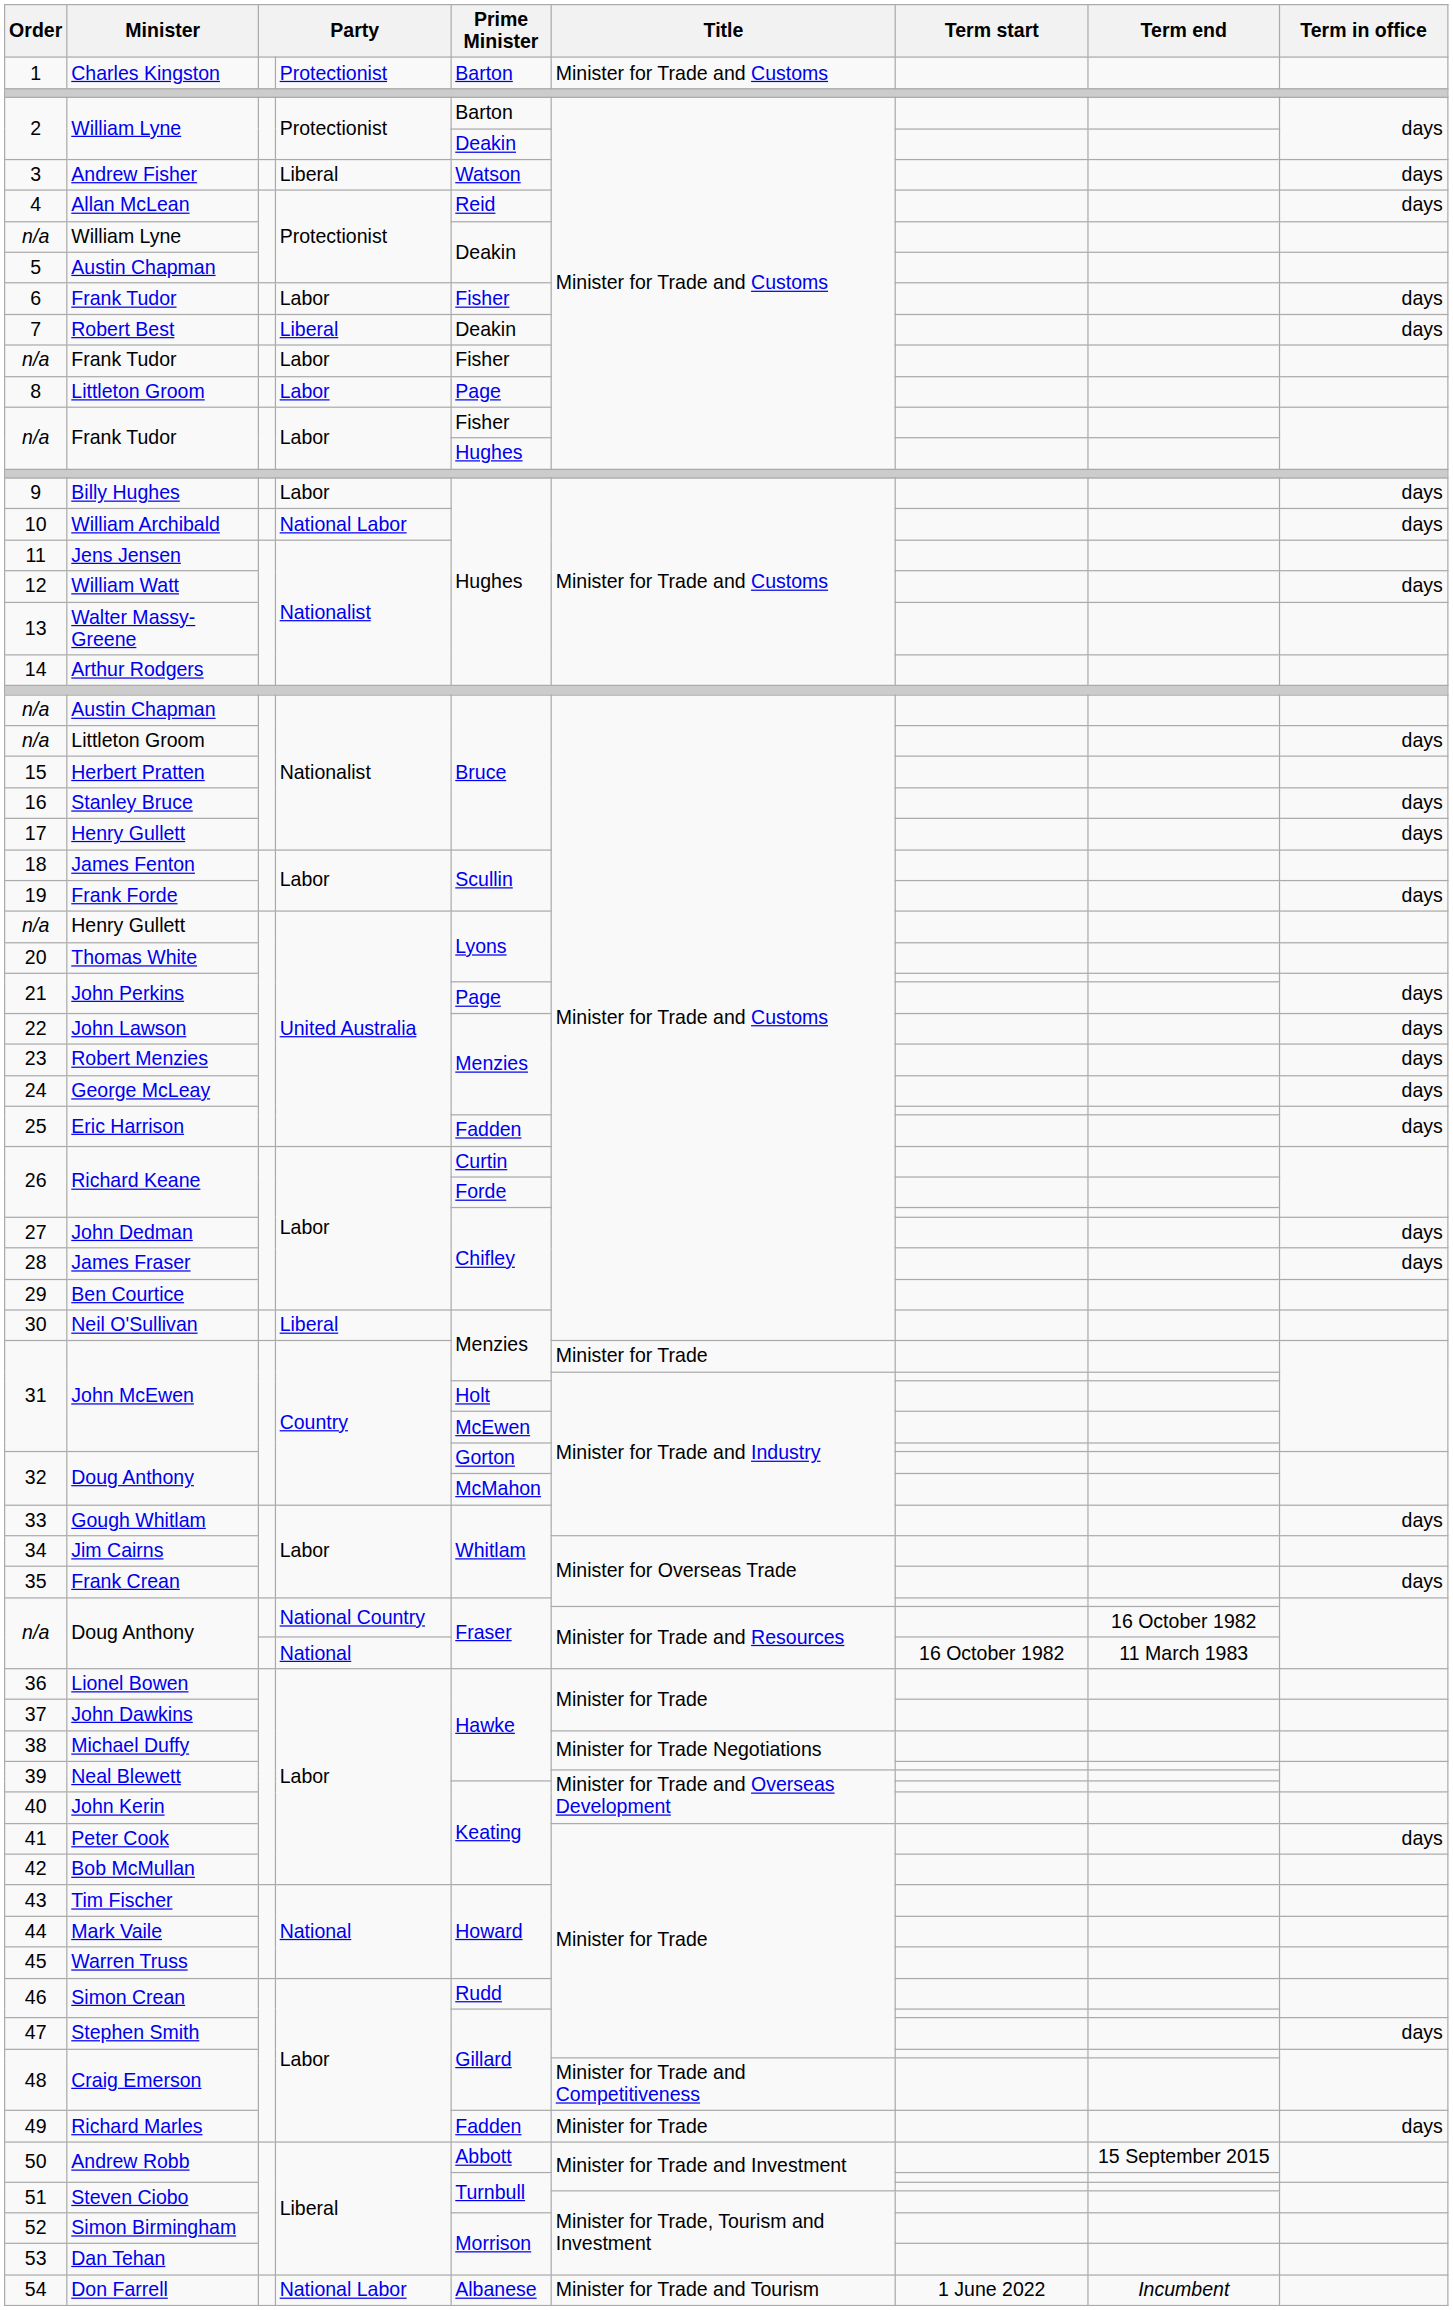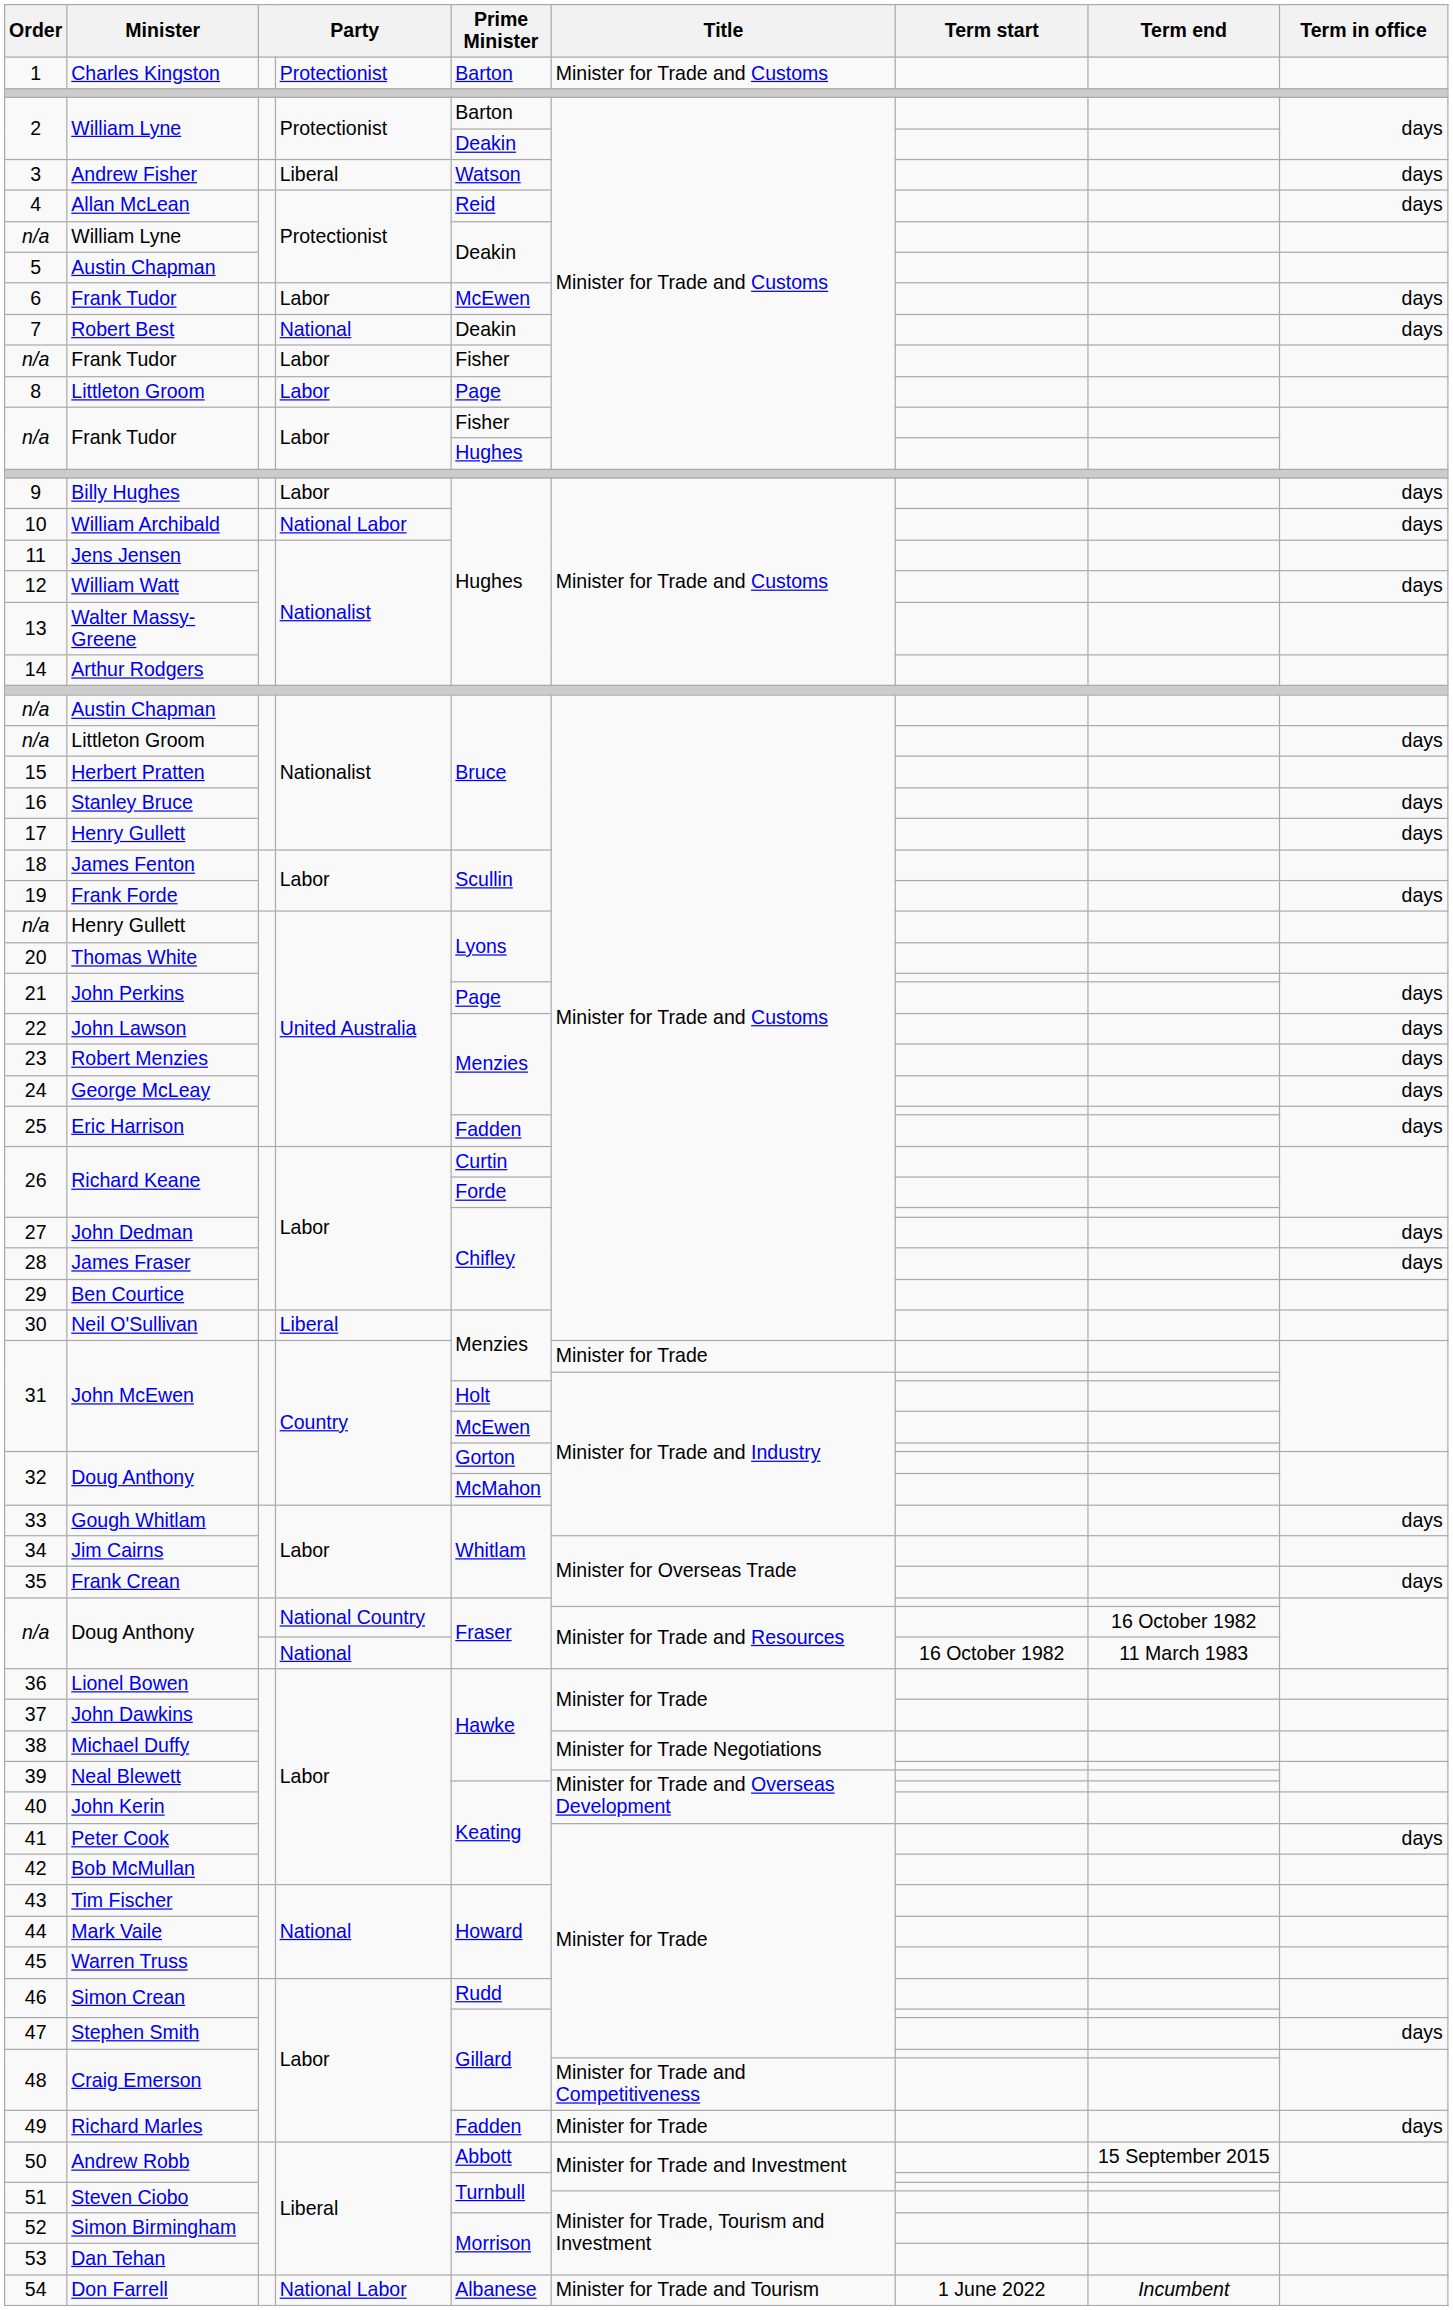(482, 298) Fisher -> (493, 298) McEwen
(309, 329) Liberal -> (315, 329) National
